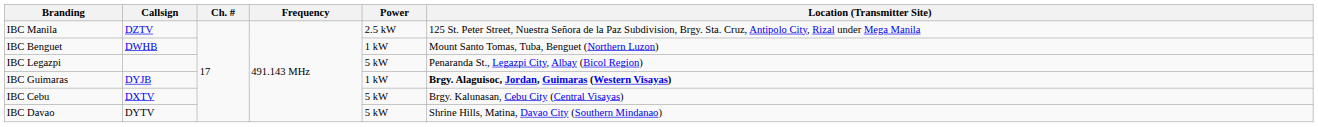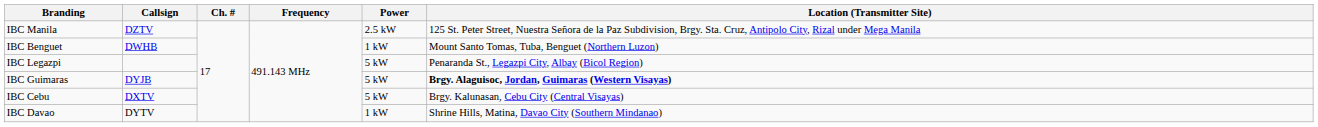(376, 79) 1 kW -> (376, 79) 5 kW
(376, 113) 5 kW -> (376, 113) 1 kW
